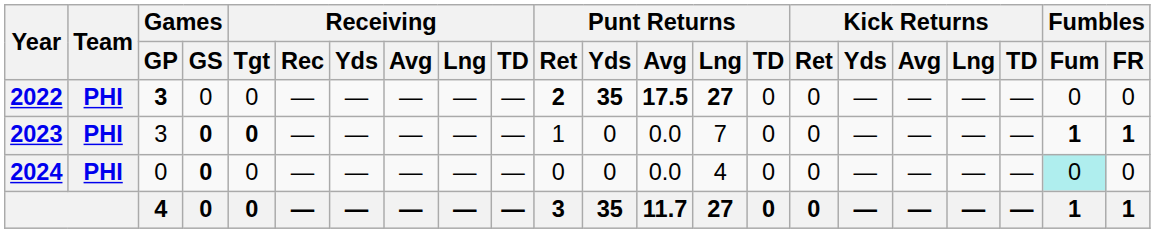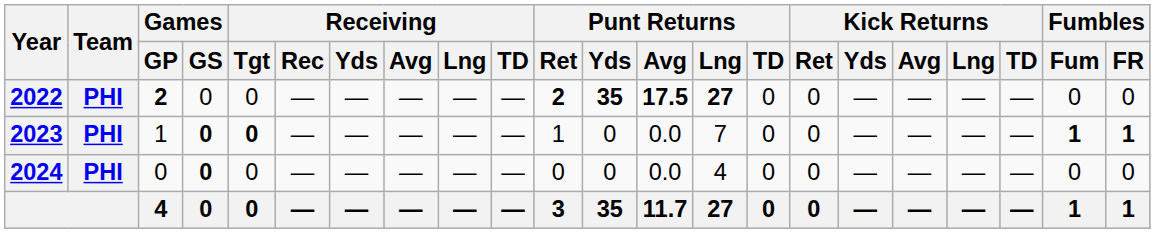(161, 97) 3 -> (161, 97) 2
(161, 135) 3 -> (161, 135) 1
(1074, 172) paleturquoise background -> (1074, 172) no background
